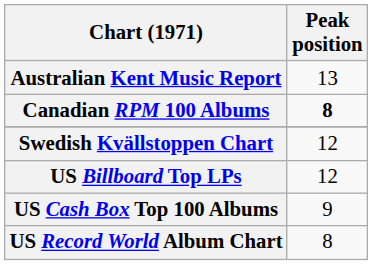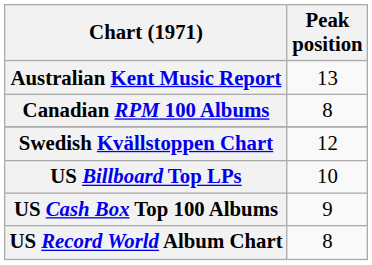(327, 110) bold -> (327, 110) normal
(327, 176) 12 -> (327, 176) 10
